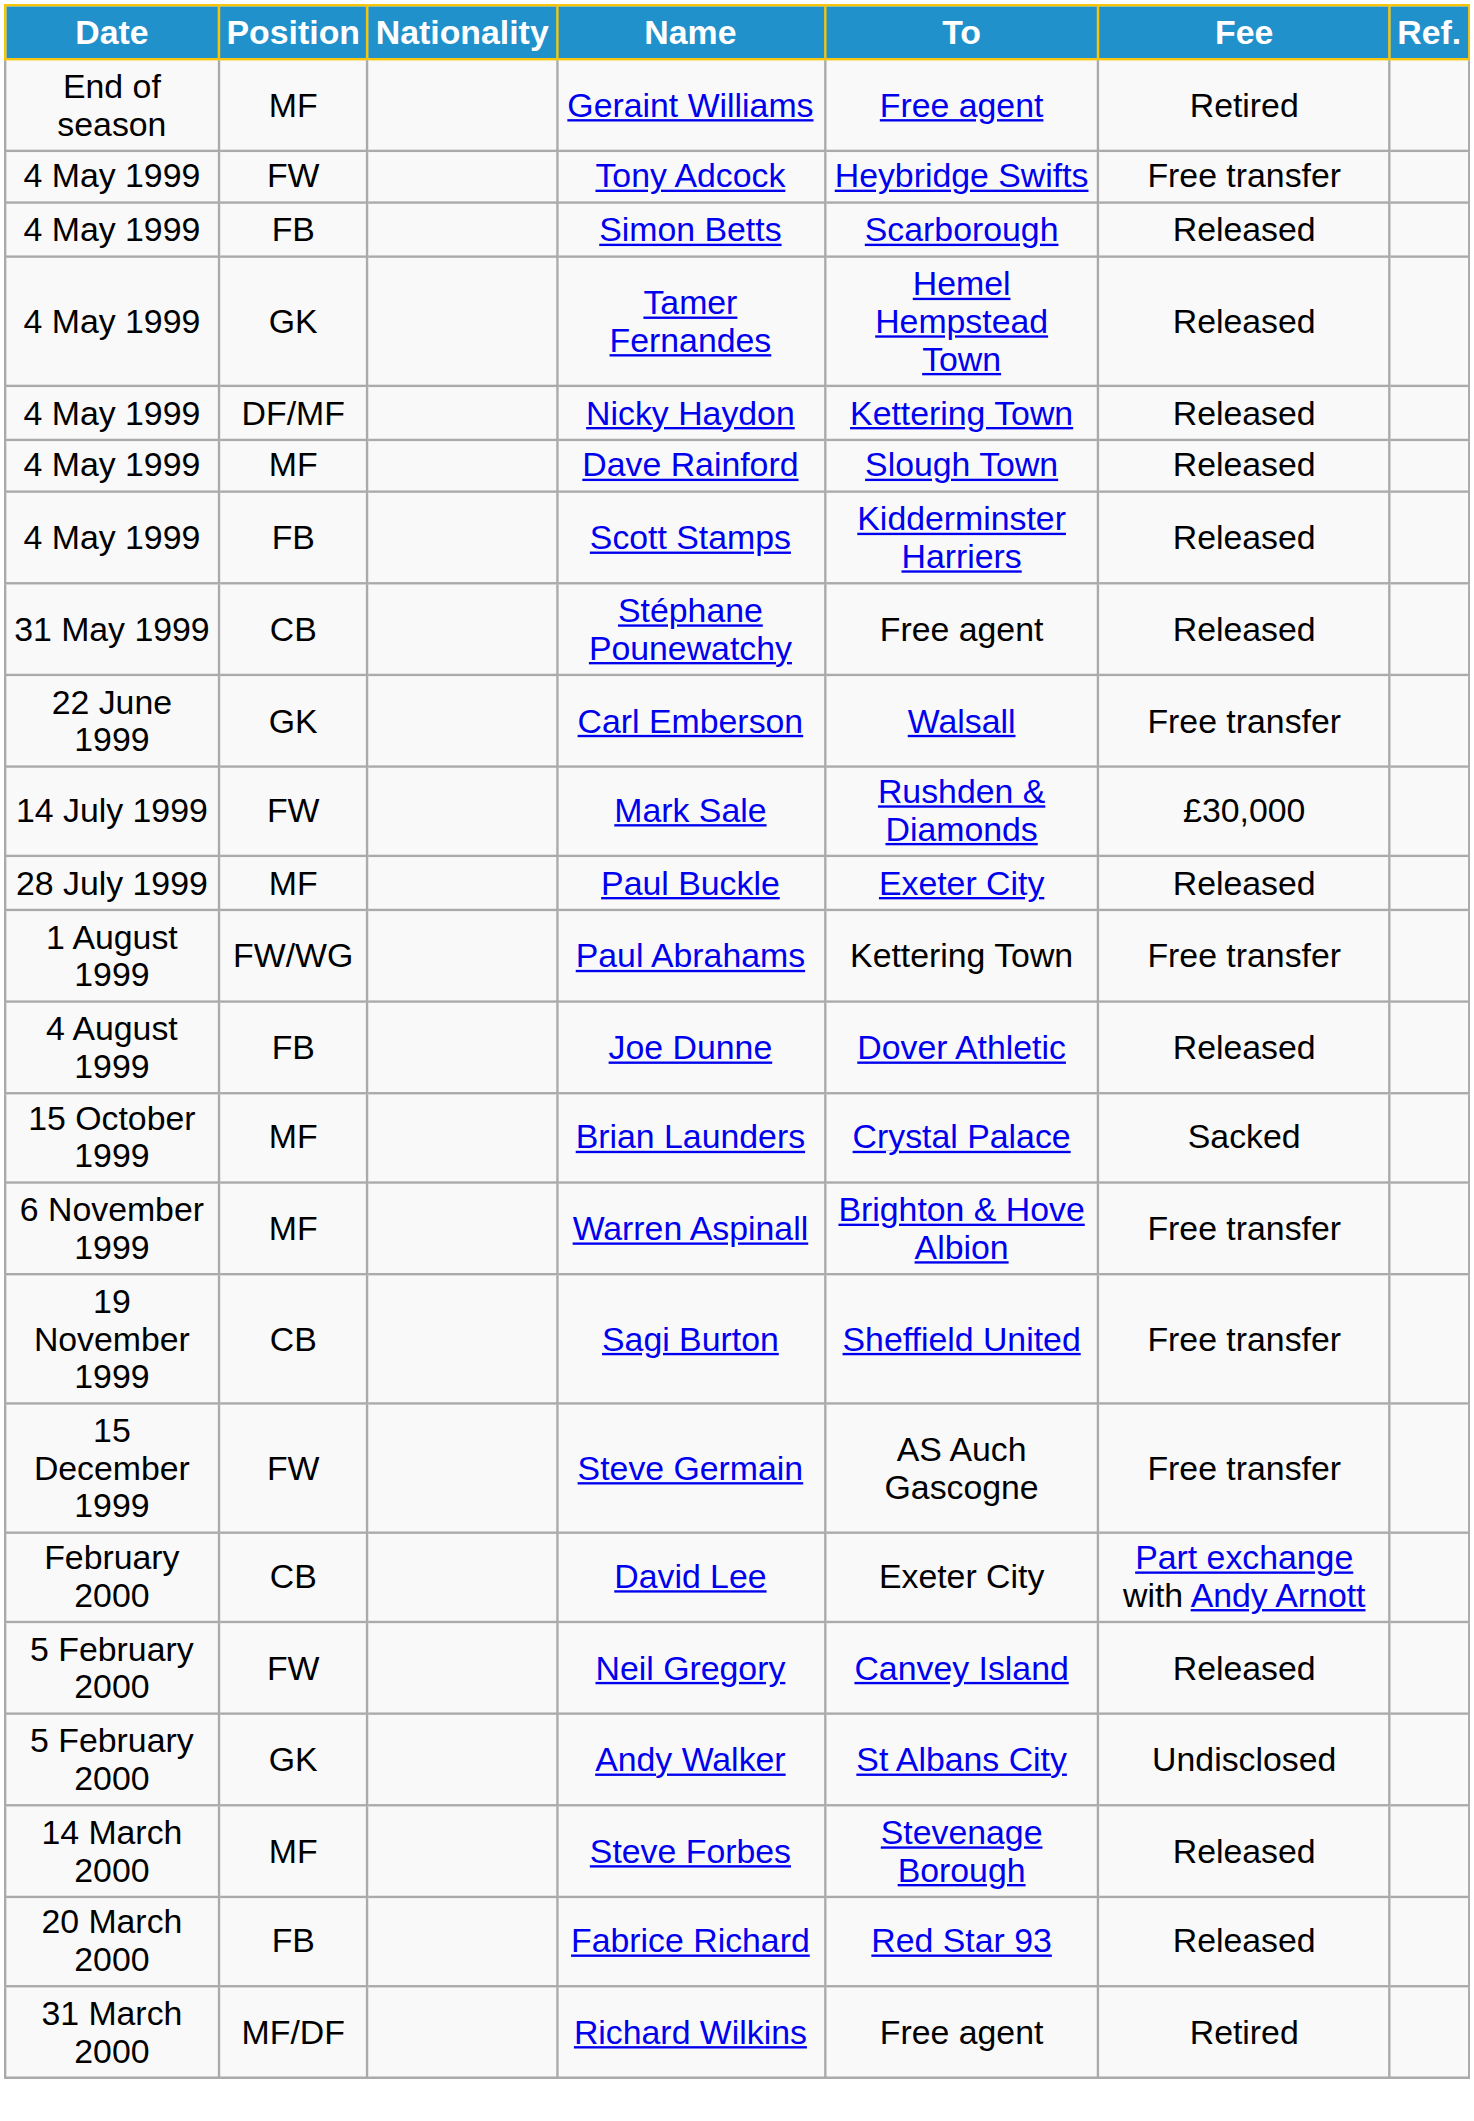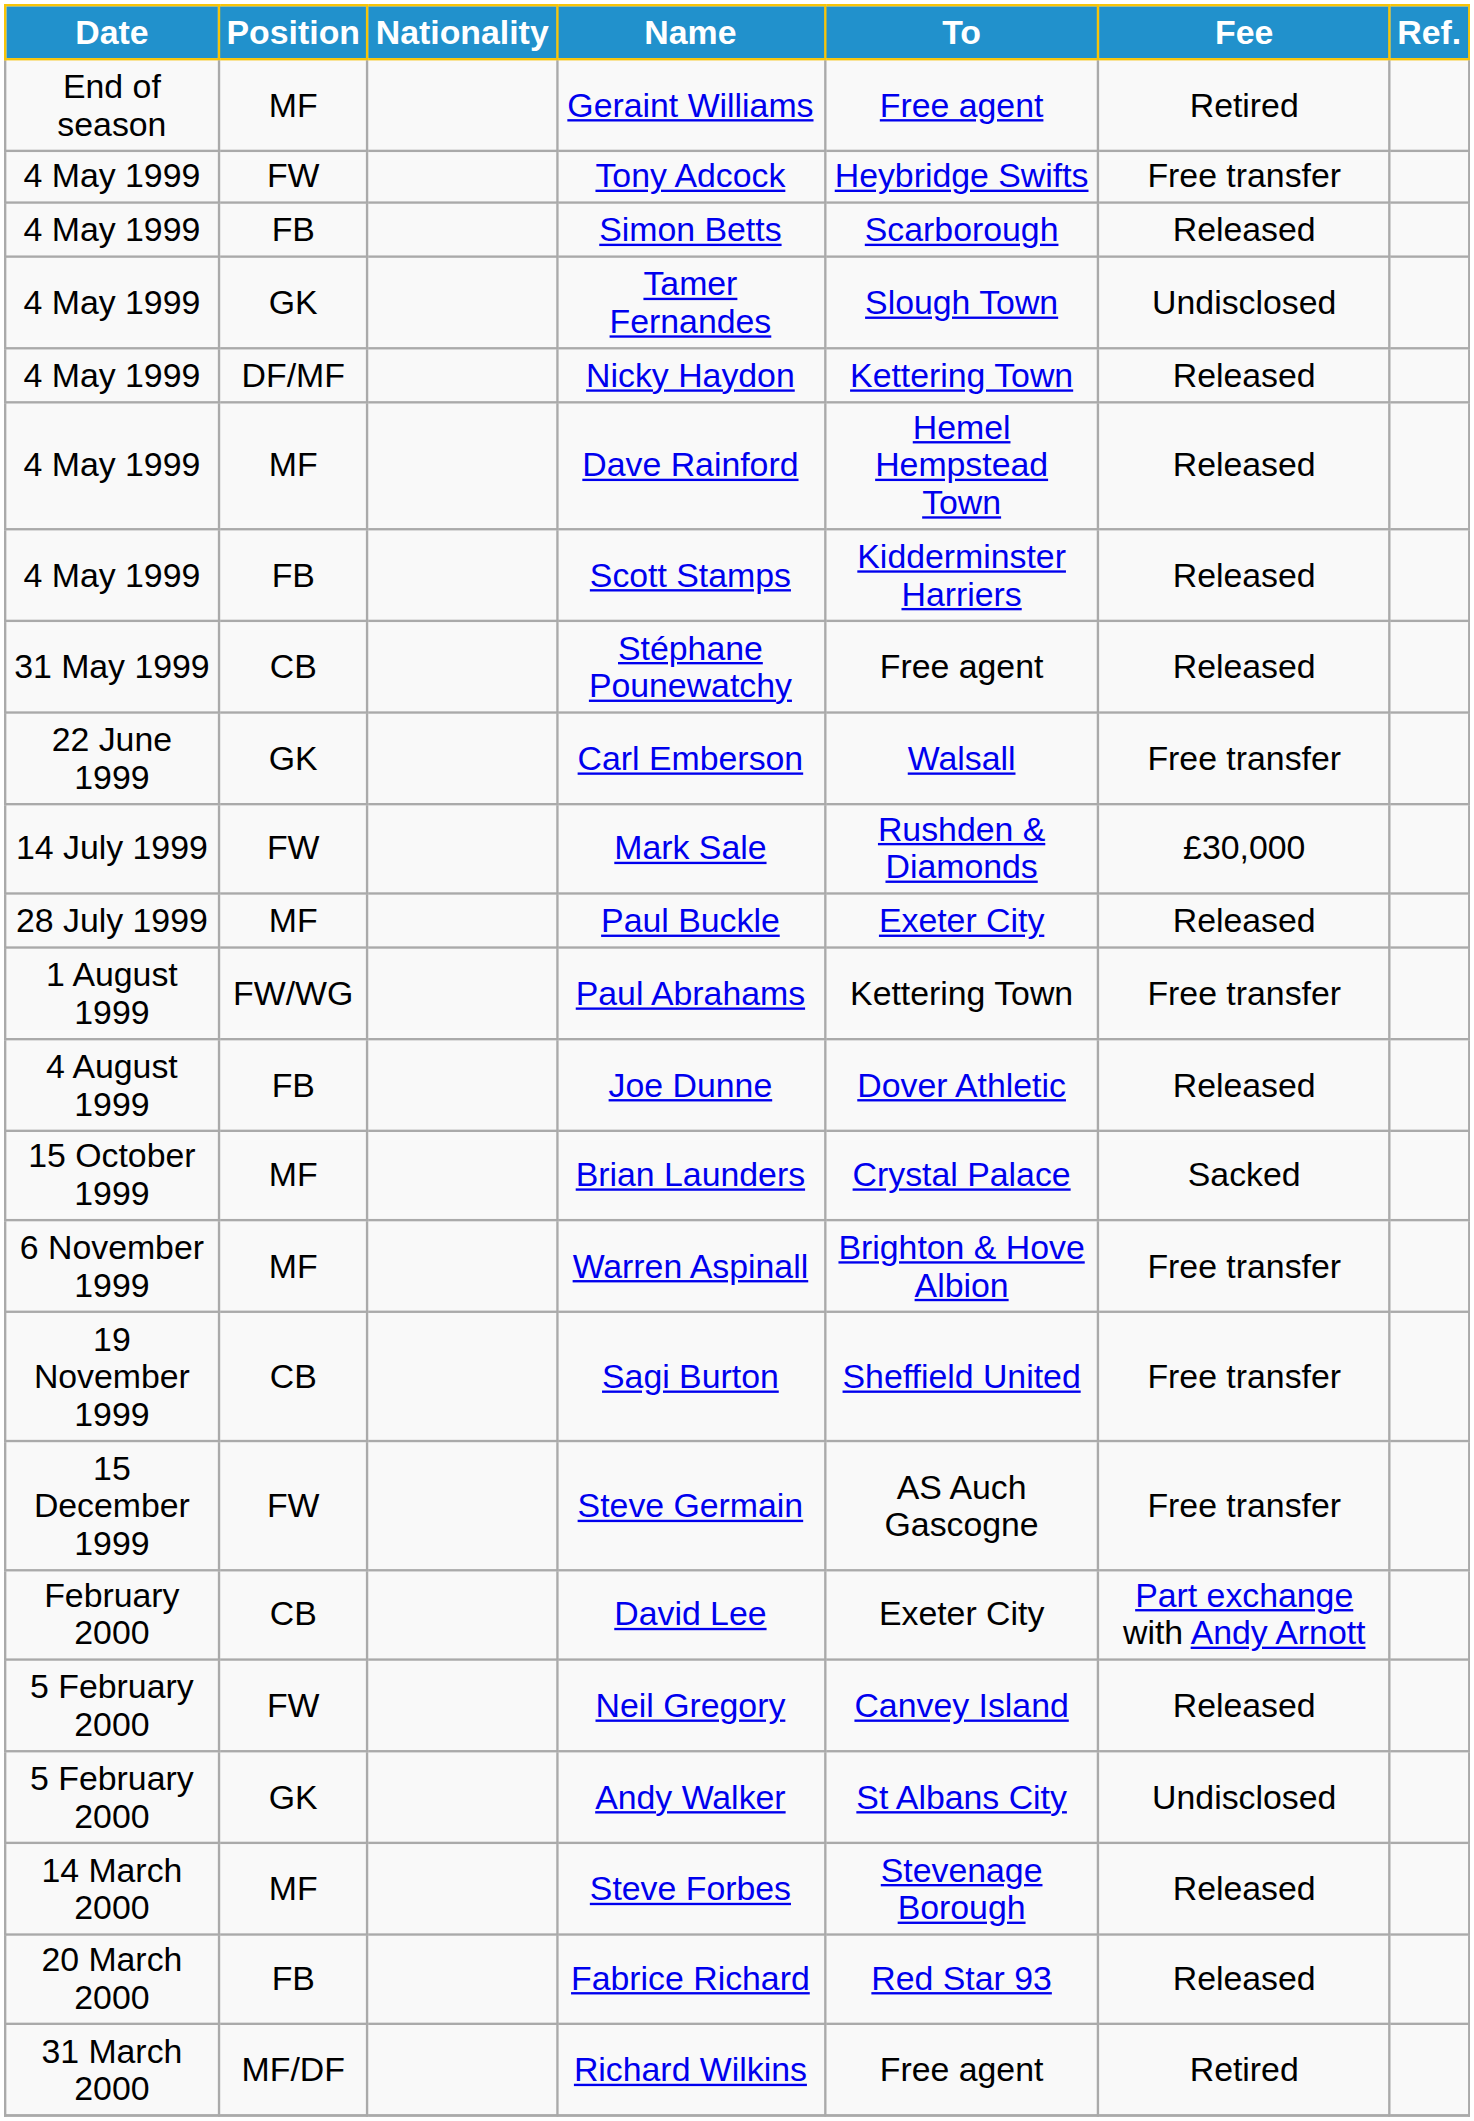(962, 321) Hemel Hempstead Town -> (962, 303) Slough Town
(1244, 321) Released -> (1244, 303) Undisclosed
(962, 466) Slough Town -> (962, 466) Hemel Hempstead Town
